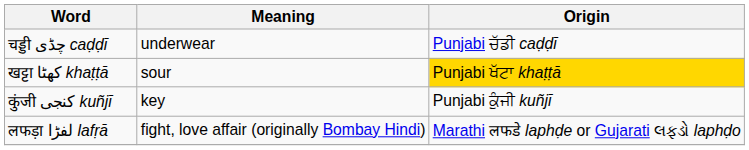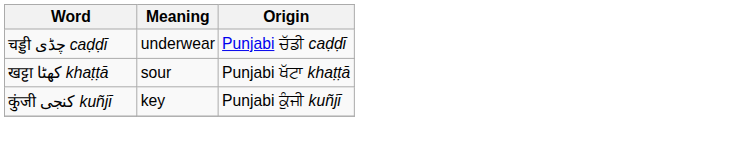(497, 72) gold background -> (286, 72) no background
- row: (58, 131)
